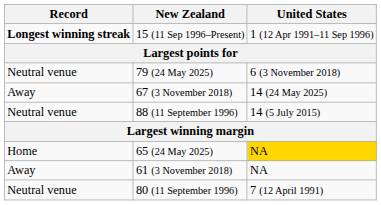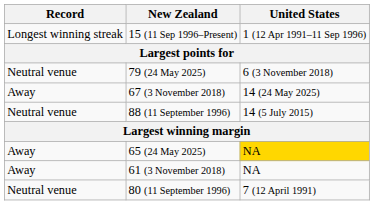(69, 33) bold -> (65, 33) normal
(22, 151) Home -> (21, 151) Away
